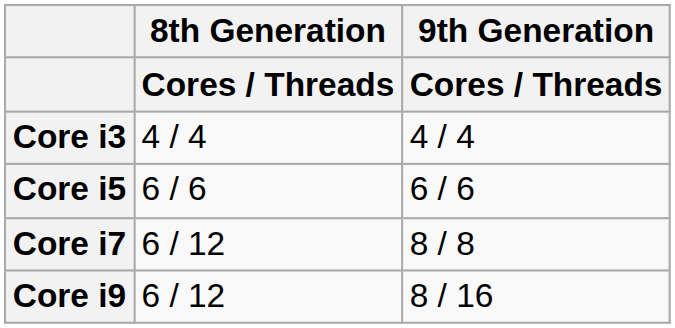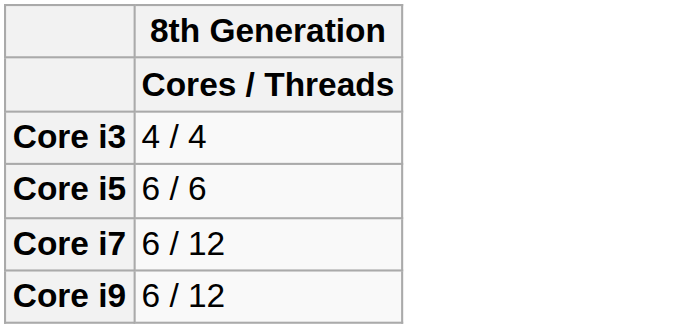- column: (536, 84)
